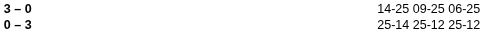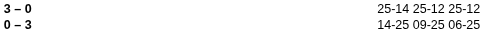(429, 8) 14-25 09-25 06-25 -> (429, 8) 25-14 25-12 25-12
(429, 25) 25-14 25-12 25-12 -> (429, 25) 14-25 09-25 06-25
